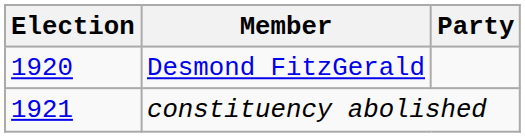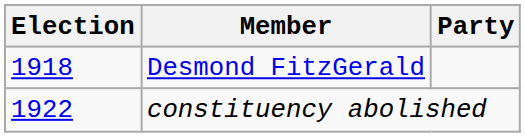(42, 68) 1920 -> (42, 68) 1918
(42, 110) 1921 -> (42, 110) 1922
